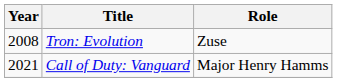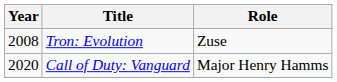(23, 65) 2021 -> (23, 65) 2020
